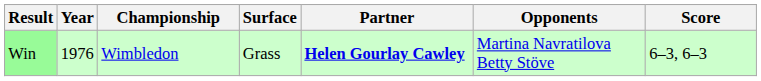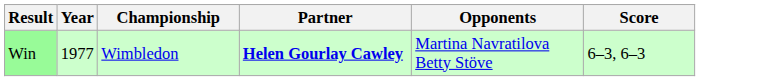- column: (270, 17)
(77, 52) 1976 -> (77, 52) 1977
